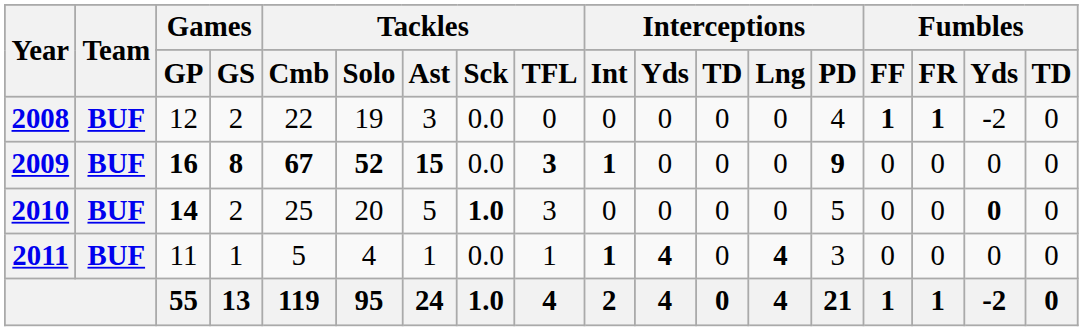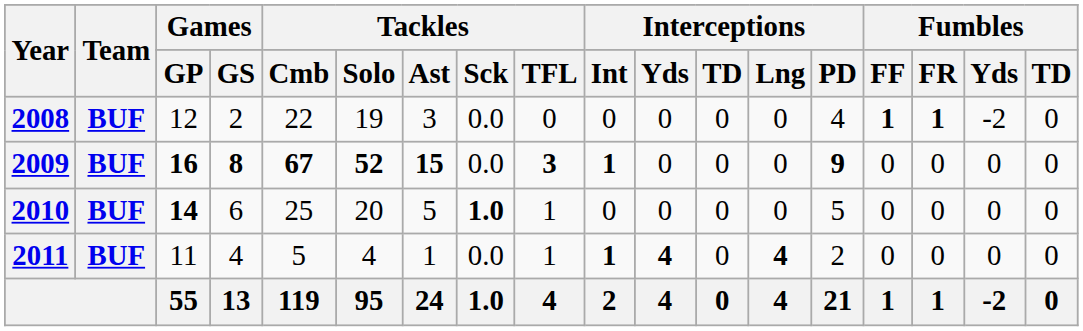(236, 210) 2 -> (236, 210) 6
(550, 210) 3 -> (550, 210) 1
(994, 210) bold -> (994, 210) normal
(236, 255) 1 -> (236, 255) 4
(838, 255) 3 -> (838, 255) 2
